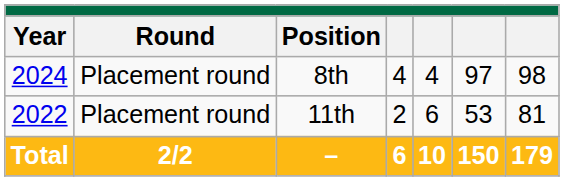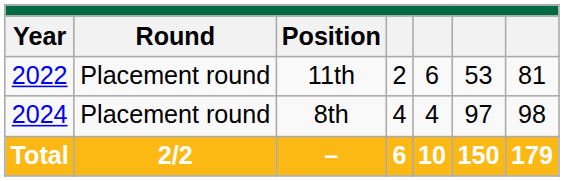rows swapped: (331, 115) <-> (331, 75)
